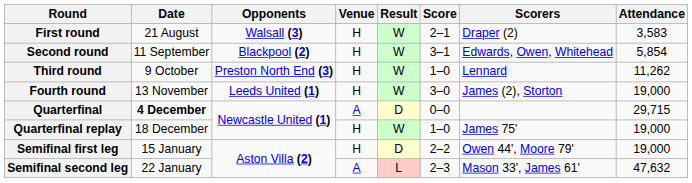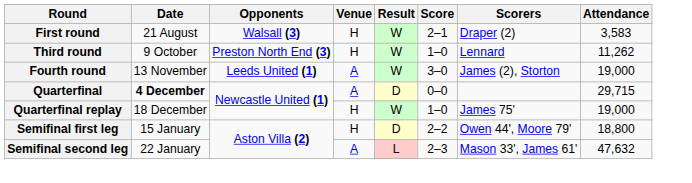- row: (68, 52)
(357, 91) H -> (354, 71) A
(652, 149) 19,000 -> (616, 129) 18,800
